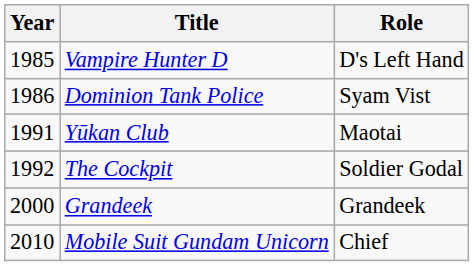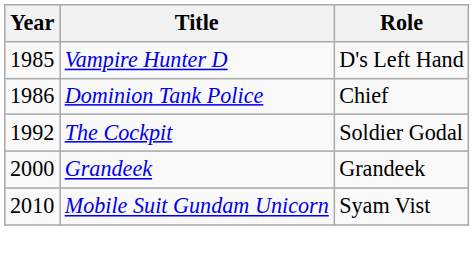(385, 96) Syam Vist -> (364, 96) Chief
- row: (117, 132)
(364, 242) Chief -> (385, 206) Syam Vist
